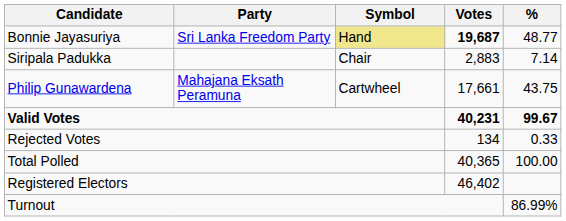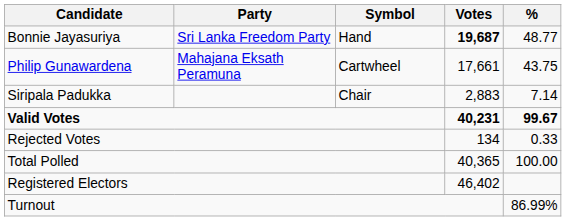(355, 37) khaki background -> (355, 37) no background
rows swapped: (70, 88) <-> (59, 59)
